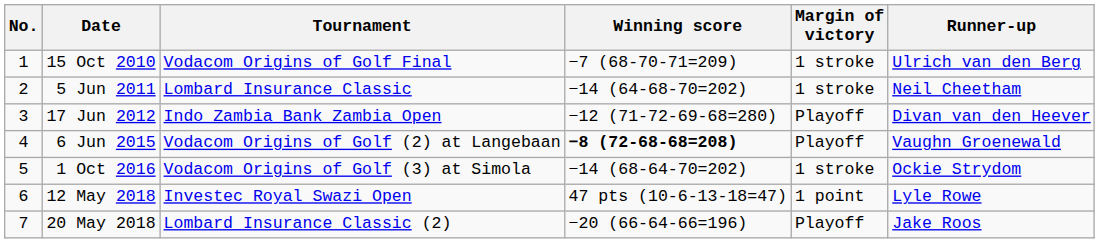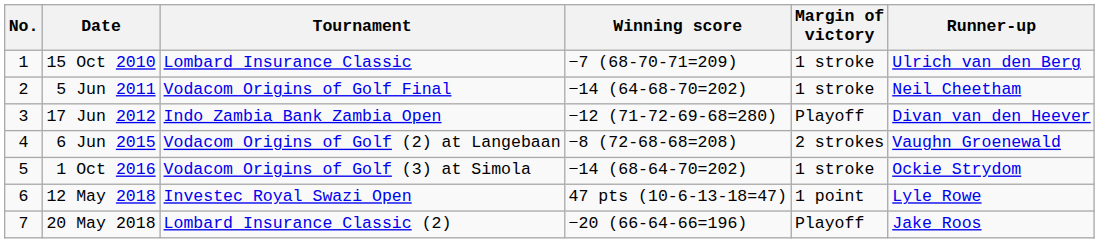(307, 64) Vodacom Origins of Golf Final -> (288, 64) Lombard Insurance Classic
(288, 91) Lombard Insurance Classic -> (307, 91) Vodacom Origins of Golf Final
(653, 144) bold -> (653, 144) normal
(830, 144) Playoff -> (840, 144) 2 strokes
